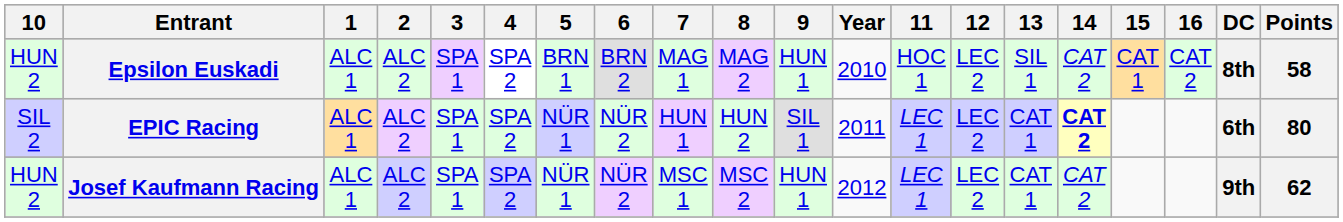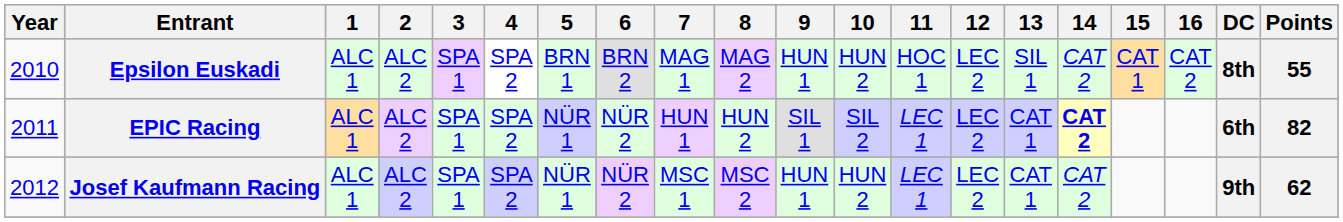columns swapped: (862, 22) <-> (34, 22)
(1299, 69) 58 -> (1299, 69) 55
(1299, 128) 80 -> (1299, 128) 82
